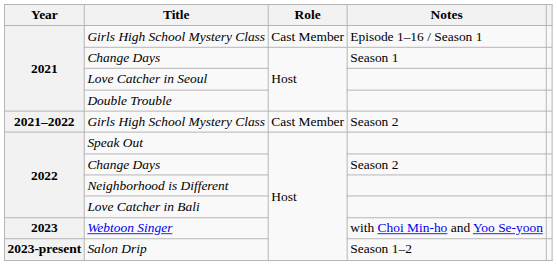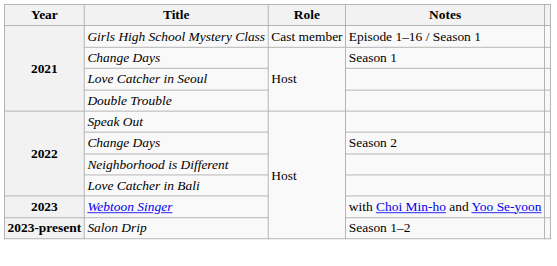(308, 36) Cast Member -> (307, 36) Cast member
- row: (176, 121)
